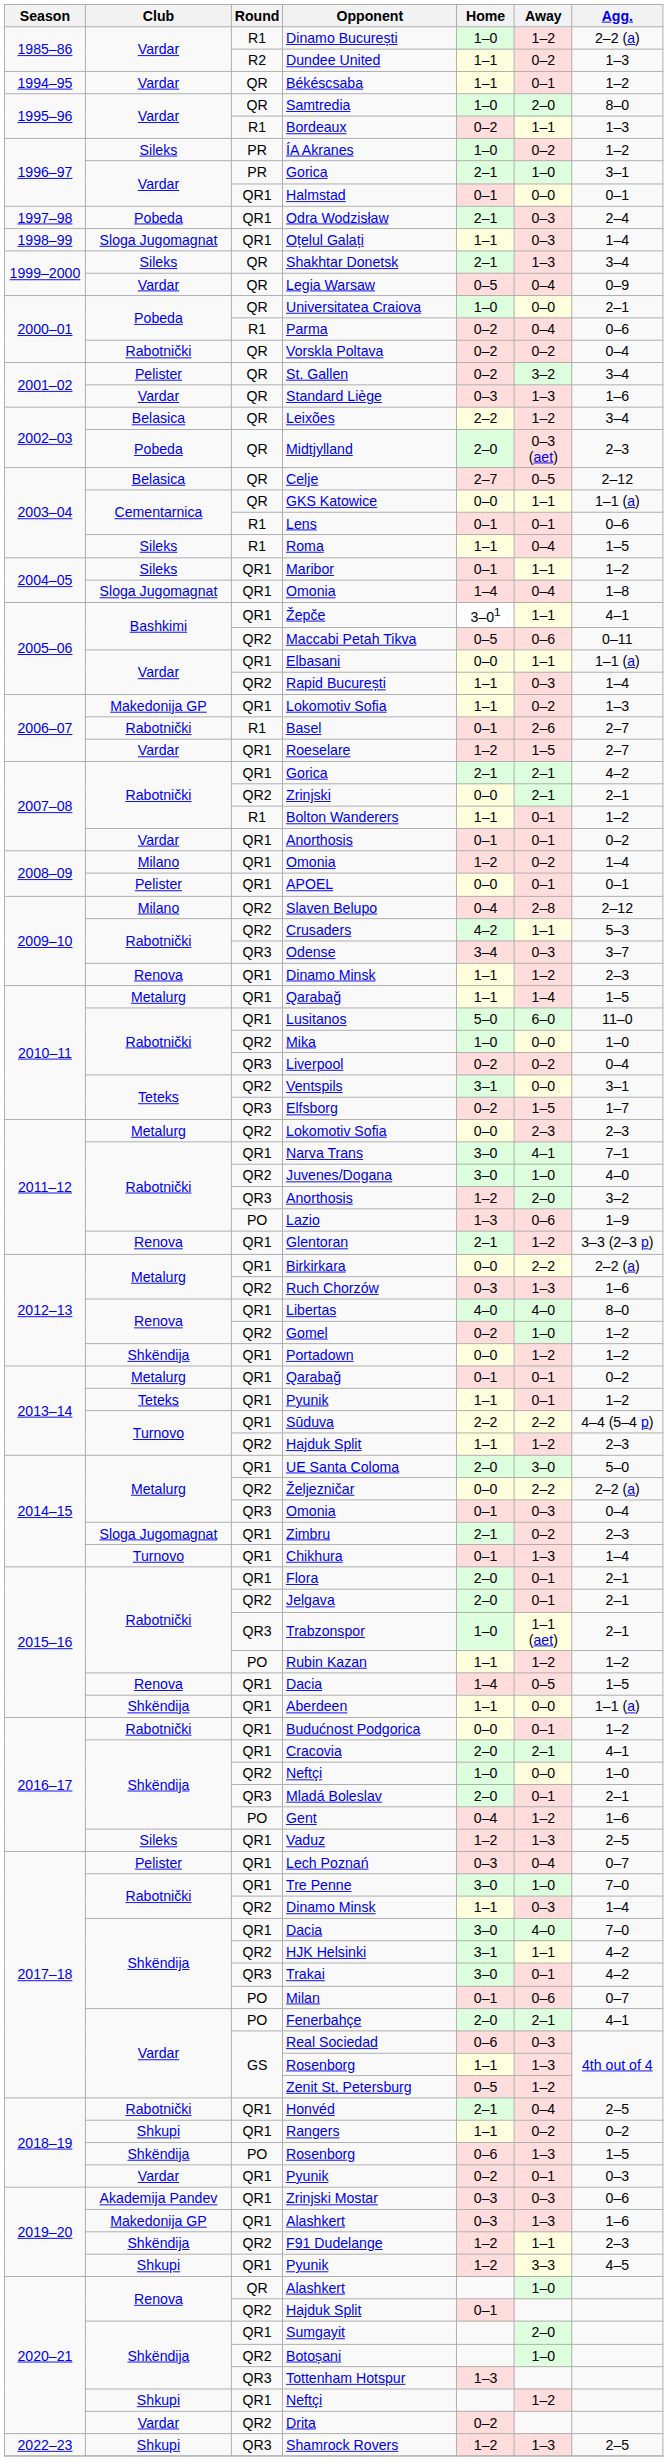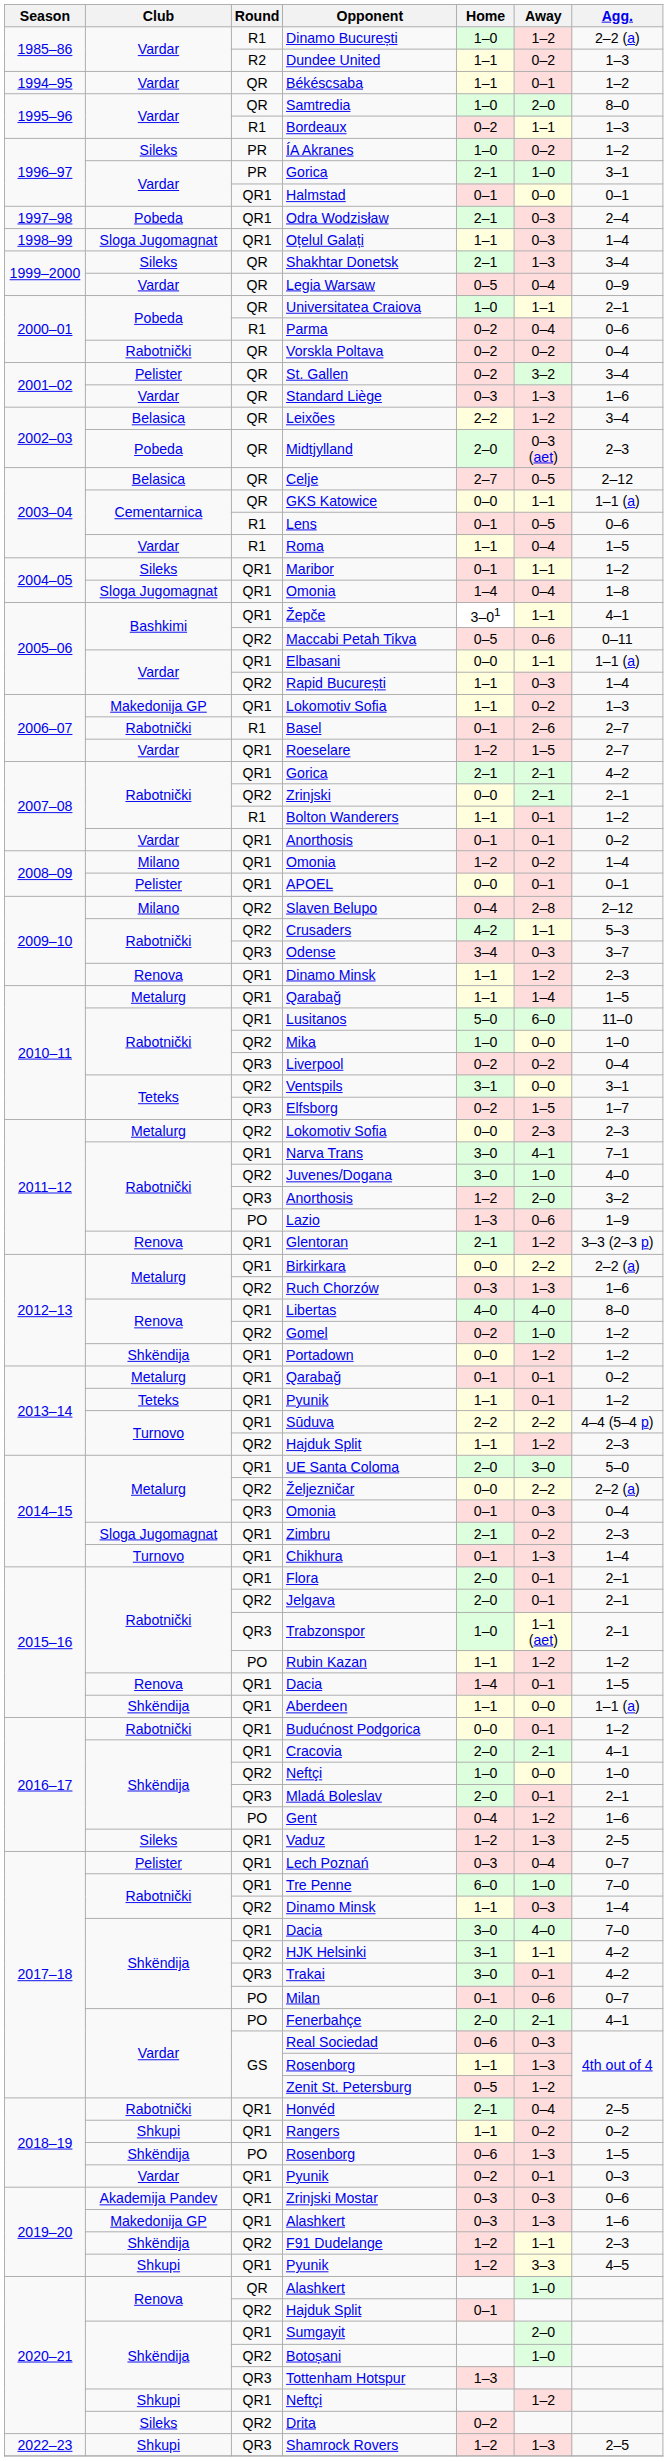(543, 307) 0–0 -> (543, 307) 1–1
(543, 524) 0–1 -> (543, 524) 0–5
(158, 546) Sileks -> (158, 546) Vardar
(543, 1684) 0–5 -> (543, 1684) 0–1
(486, 1885) 3–0 -> (486, 1885) 6–0
(158, 2422) Vardar -> (158, 2422) Sileks
